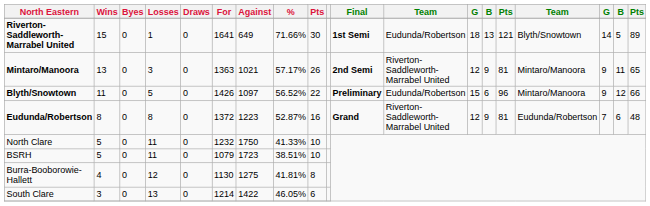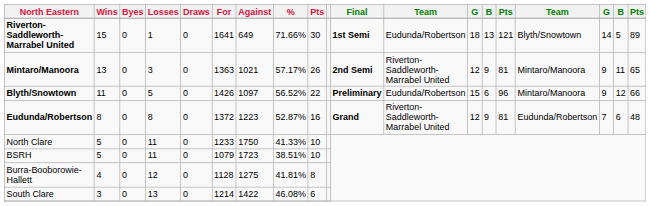(224, 141) 1232 -> (224, 141) 1233
(224, 174) 1130 -> (224, 174) 1128
(291, 193) 46.05% -> (291, 193) 46.08%
